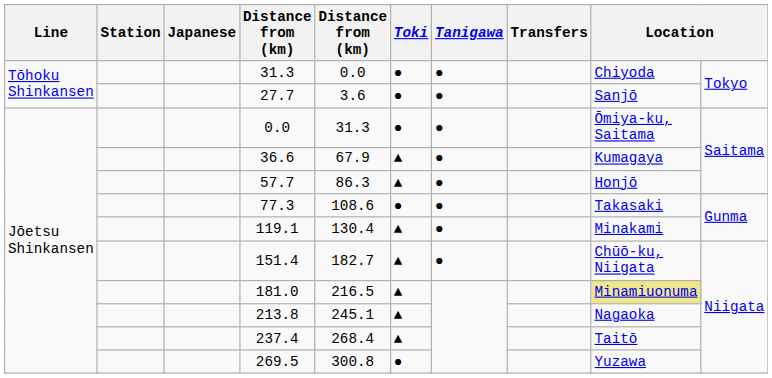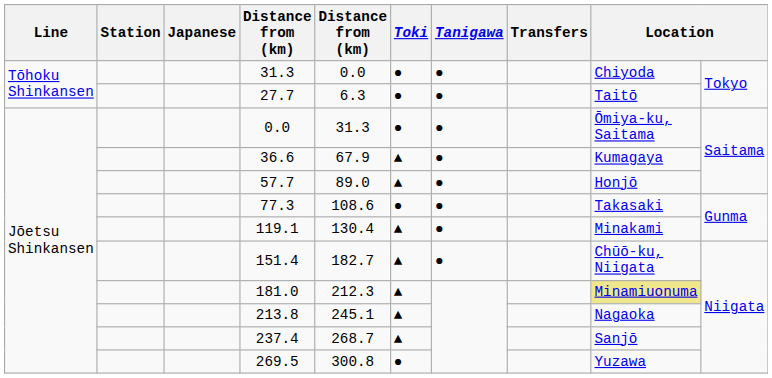(353, 96) 3.6 -> (353, 96) 6.3
(616, 96) Sanjō -> (616, 96) Taitō
(353, 182) 86.3 -> (353, 182) 89.0
(353, 292) 216.5 -> (353, 292) 212.3
(353, 339) 268.4 -> (353, 339) 268.7
(616, 339) Taitō -> (616, 339) Sanjō
